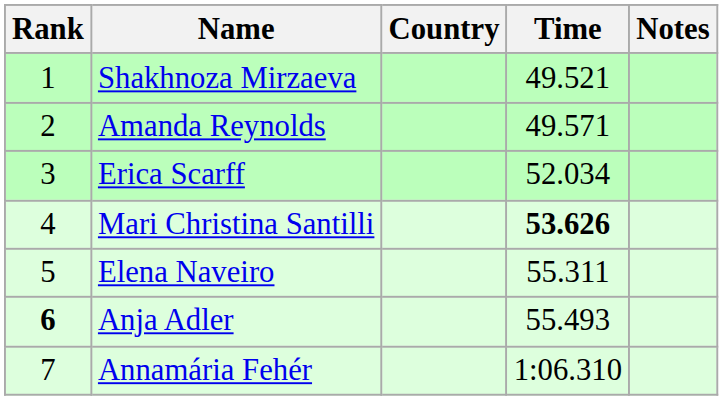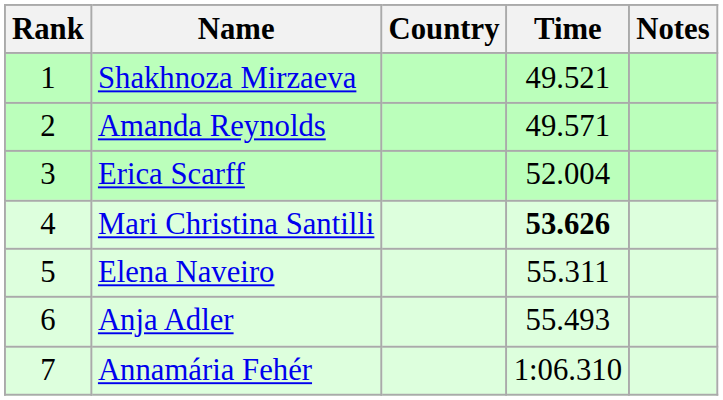(568, 175) 52.034 -> (568, 175) 52.004
(48, 321) bold -> (48, 321) normal
